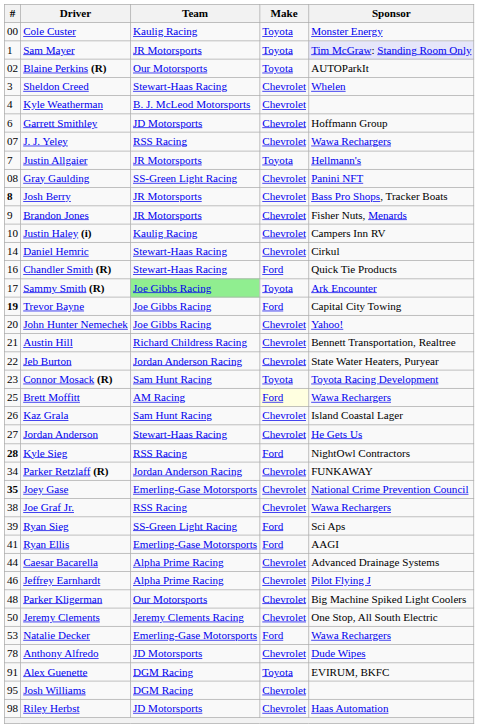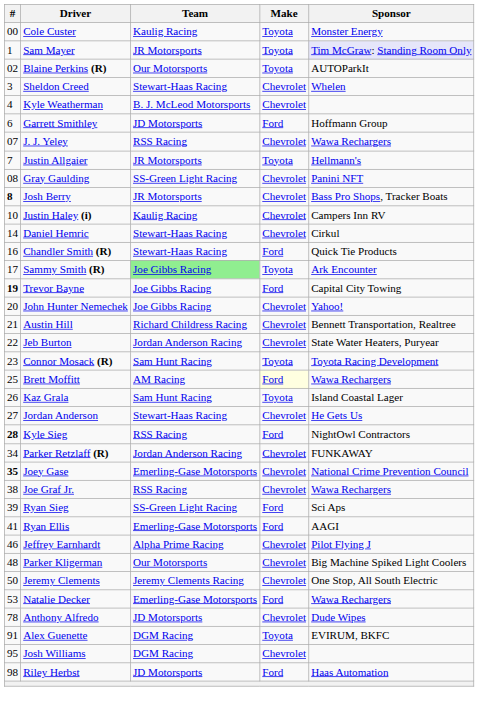(284, 123) Chevrolet -> (273, 123) Ford
- row: (56, 215)
(284, 416) Chevrolet -> (278, 398) Toyota
- row: (61, 562)
(284, 709) Chevrolet -> (273, 672) Ford
